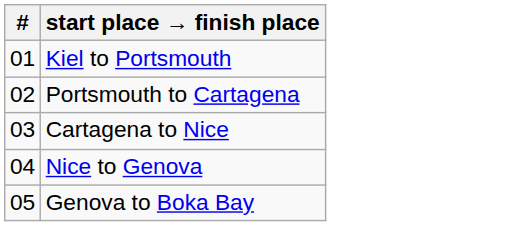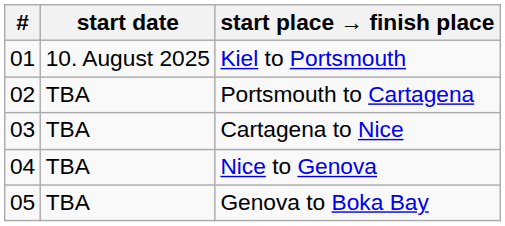+ column: (128, 22)
